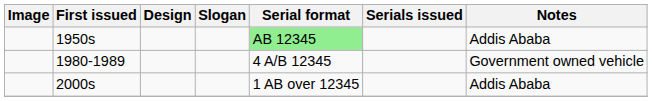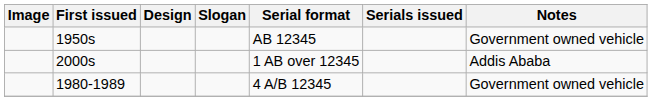(284, 38) lightgreen background -> (284, 38) no background
(510, 38) Addis Ababa -> (557, 38) Government owned vehicle
rows swapped: (90, 61) <-> (76, 84)
